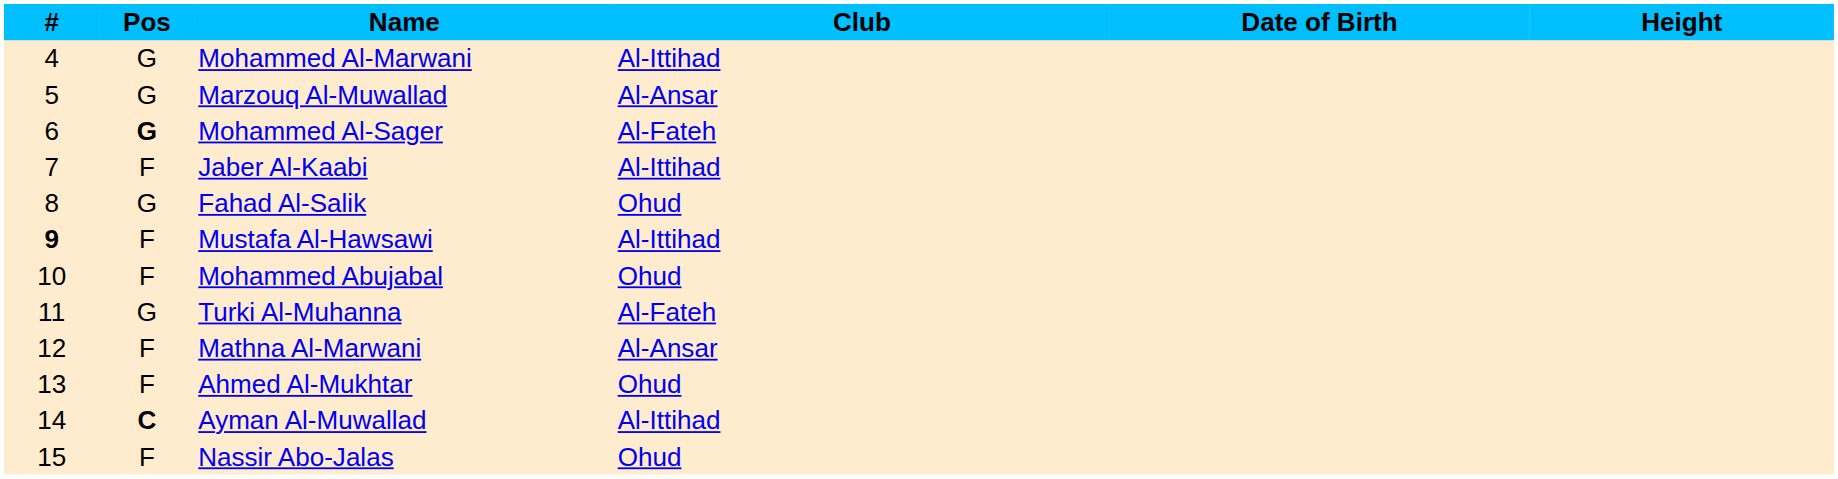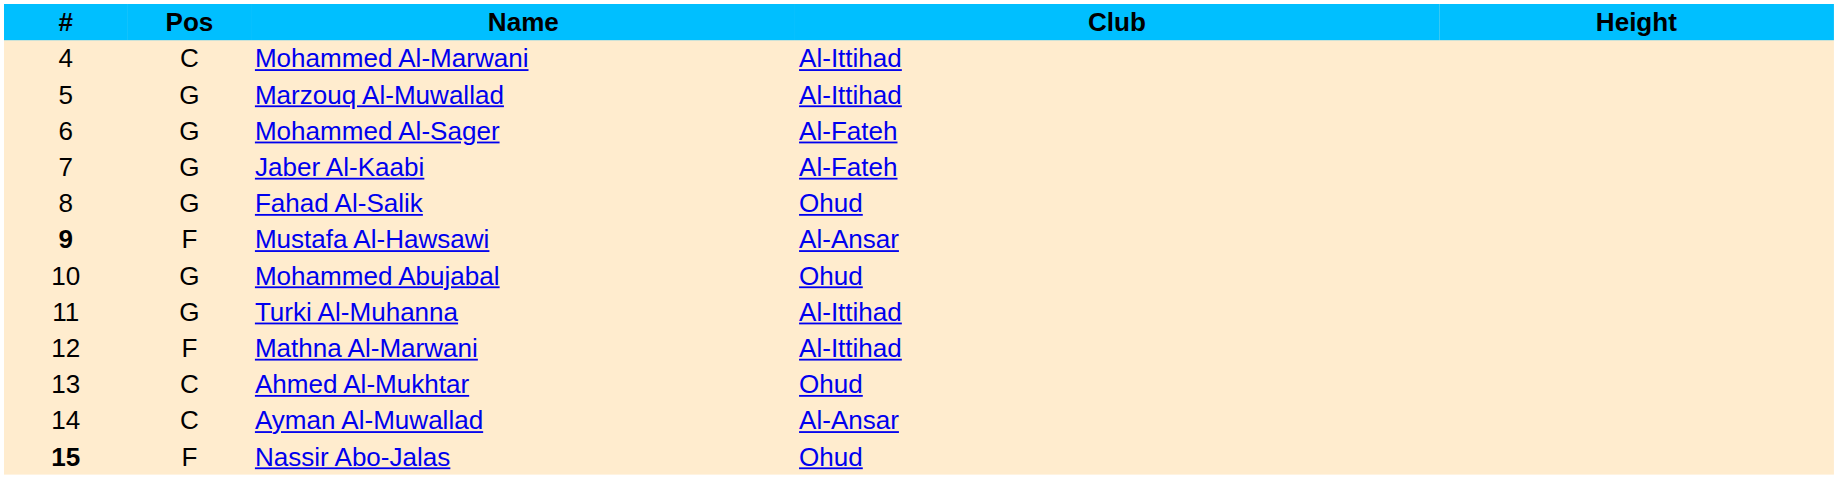- column: (1319, 22)
(147, 58) G -> (189, 58) C
(668, 94) Al-Ansar -> (850, 94) Al-Ittihad
(147, 131) bold -> (189, 131) normal
(147, 167) F -> (189, 167) G
(669, 167) Al-Ittihad -> (848, 167) Al-Fateh
(669, 239) Al-Ittihad -> (849, 239) Al-Ansar
(147, 275) F -> (189, 275) G
(667, 312) Al-Fateh -> (850, 312) Al-Ittihad
(668, 348) Al-Ansar -> (850, 348) Al-Ittihad
(147, 384) F -> (189, 384) C
(147, 420) bold -> (189, 420) normal
(669, 420) Al-Ittihad -> (849, 420) Al-Ansar
(52, 456) normal -> (66, 456) bold
